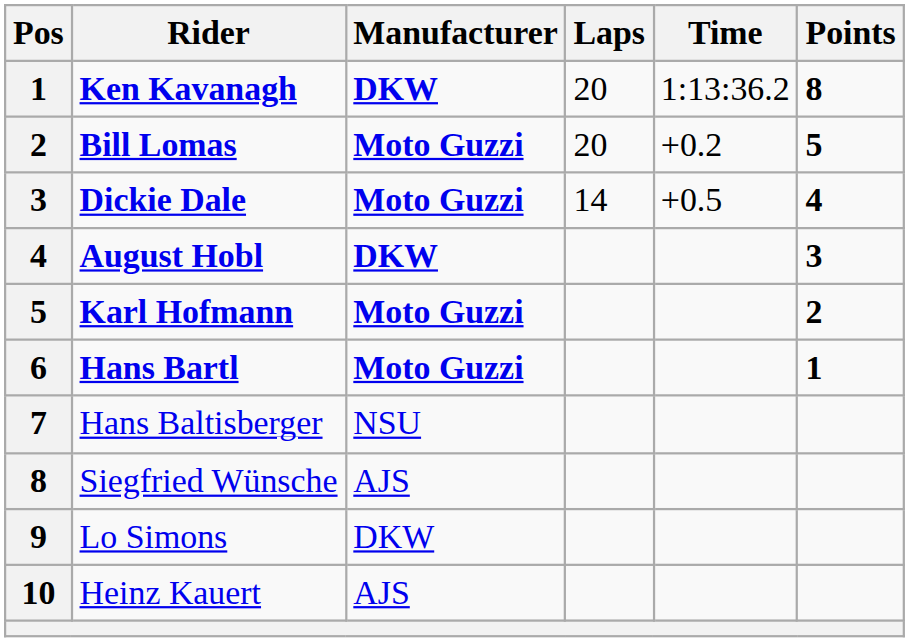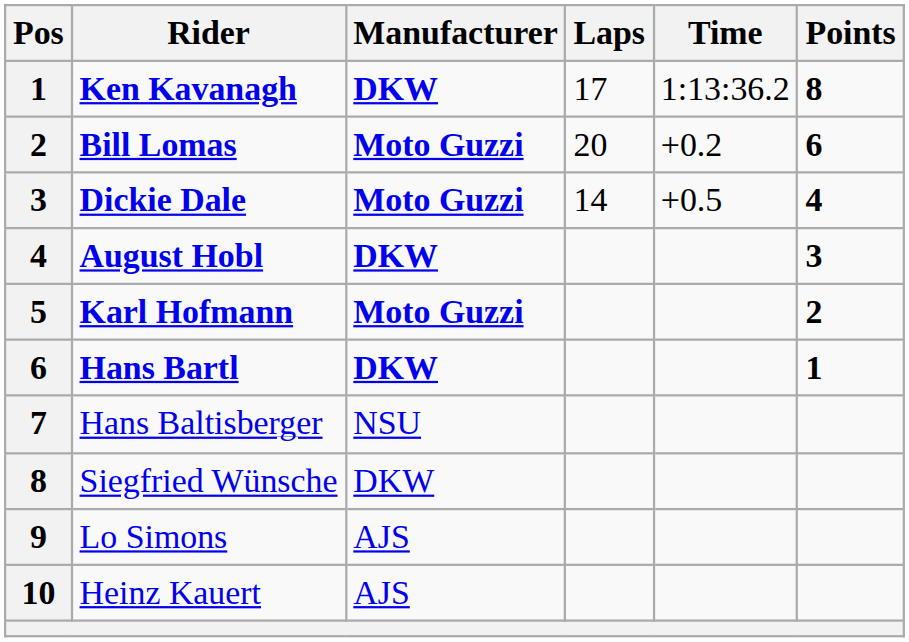(590, 88) 20 -> (590, 88) 17
(814, 144) 5 -> (814, 144) 6
(438, 367) Moto Guzzi -> (396, 367) DKW
(382, 479) AJS -> (394, 479) DKW
(394, 535) DKW -> (382, 535) AJS
